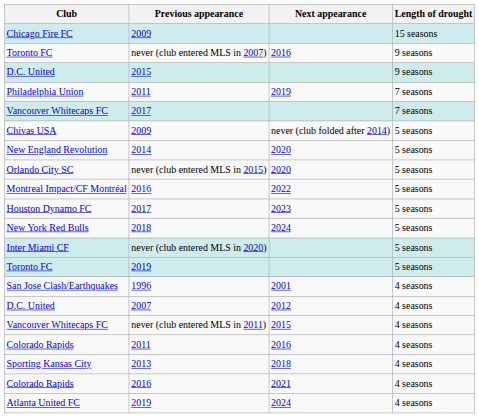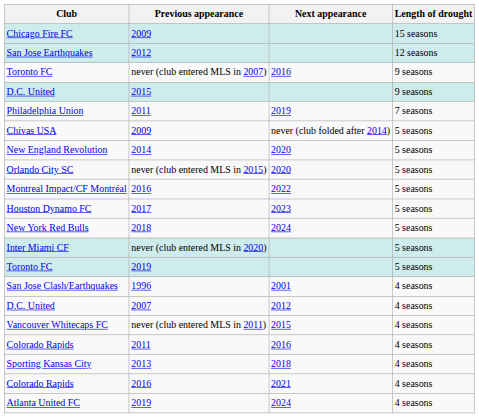+ row: (50, 53)
- row: (57, 111)
